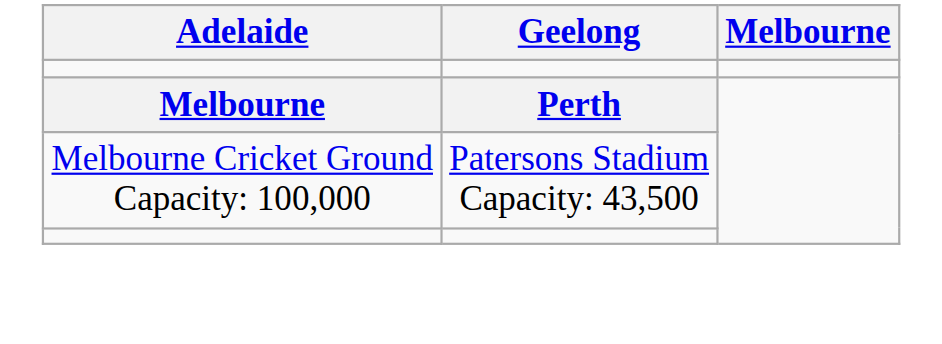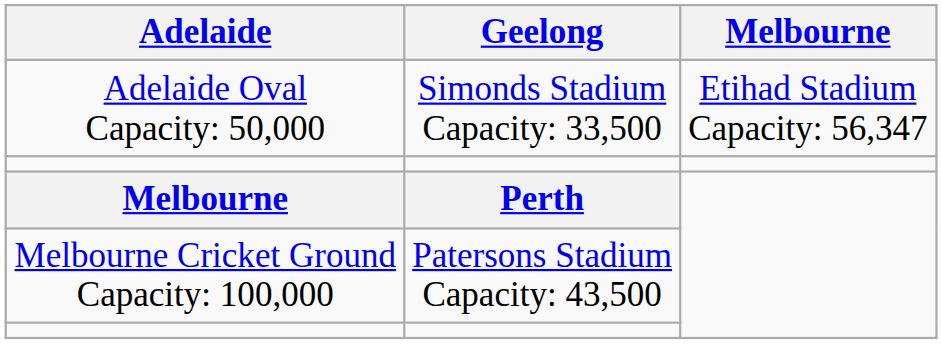+ row: (205, 107)
